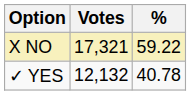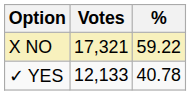(101, 75) 12,132 -> (101, 75) 12,133
